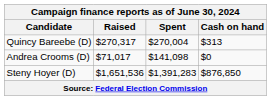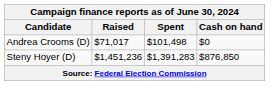- row: (49, 42)
(168, 57) $141,098 -> (167, 42) $101,498
(120, 73) $1,651,536 -> (118, 57) $1,451,236
